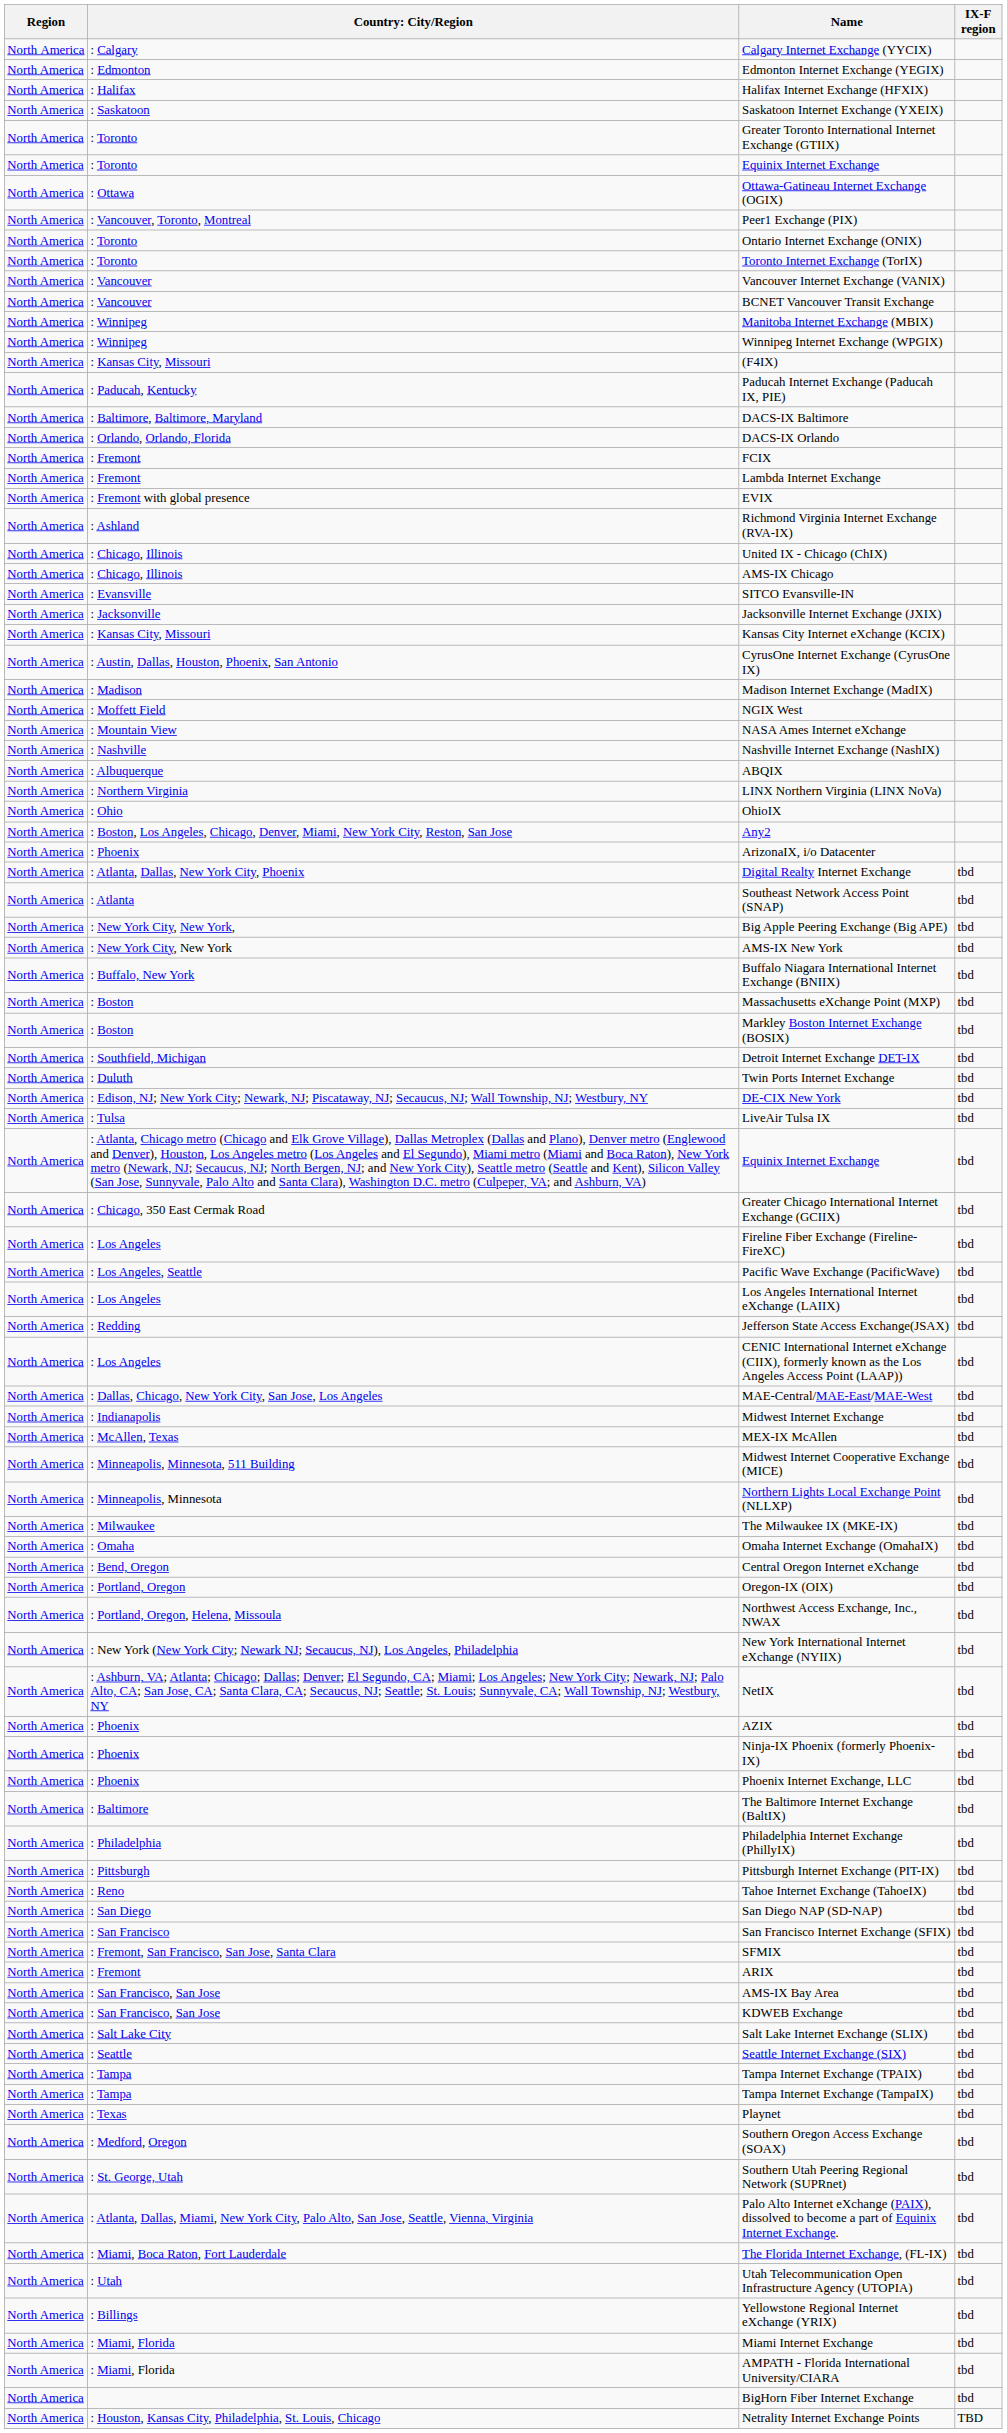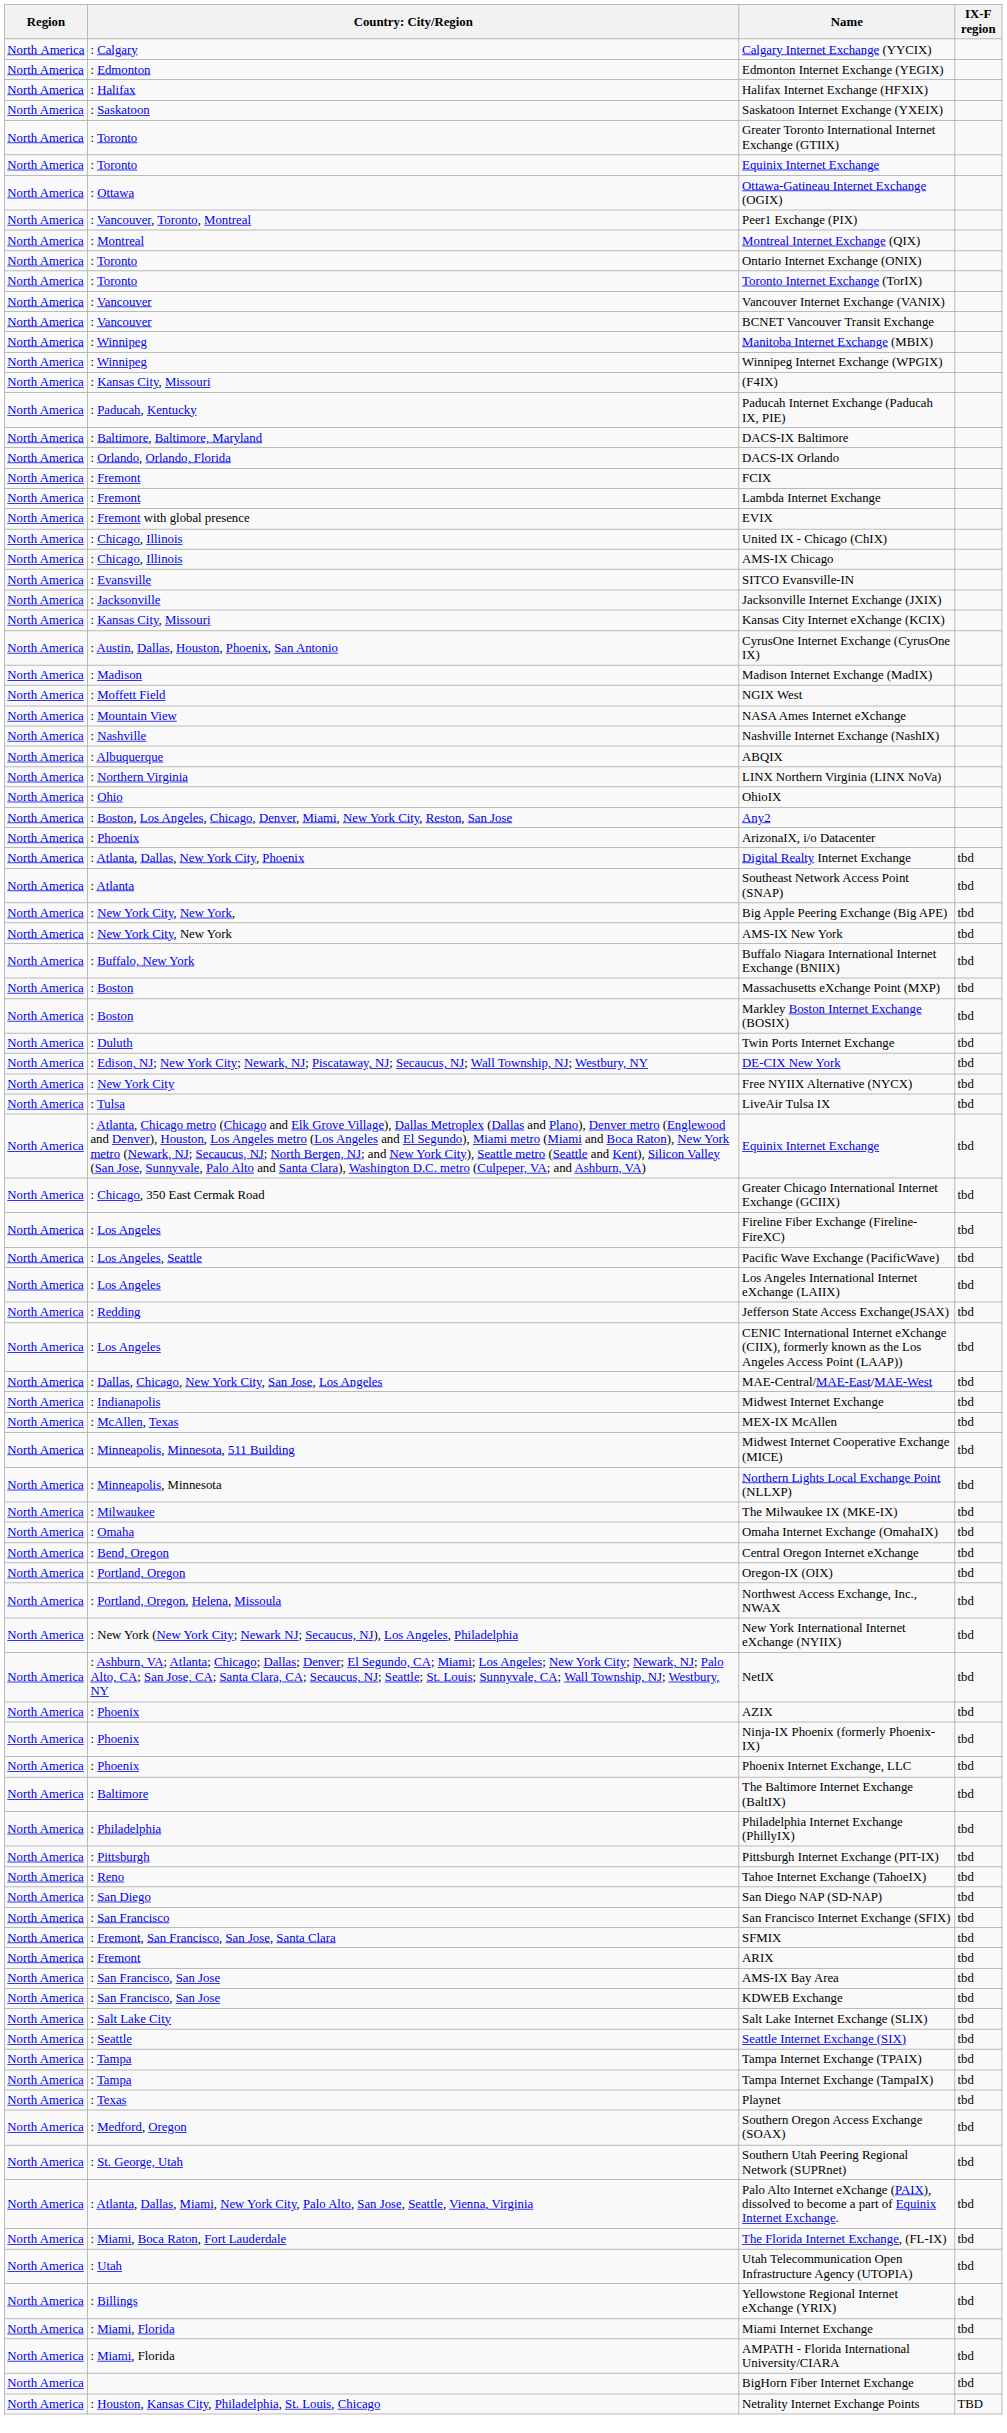+ row: (117, 240)
- row: (115, 526)
- row: (148, 1057)
+ row: (132, 1083)
